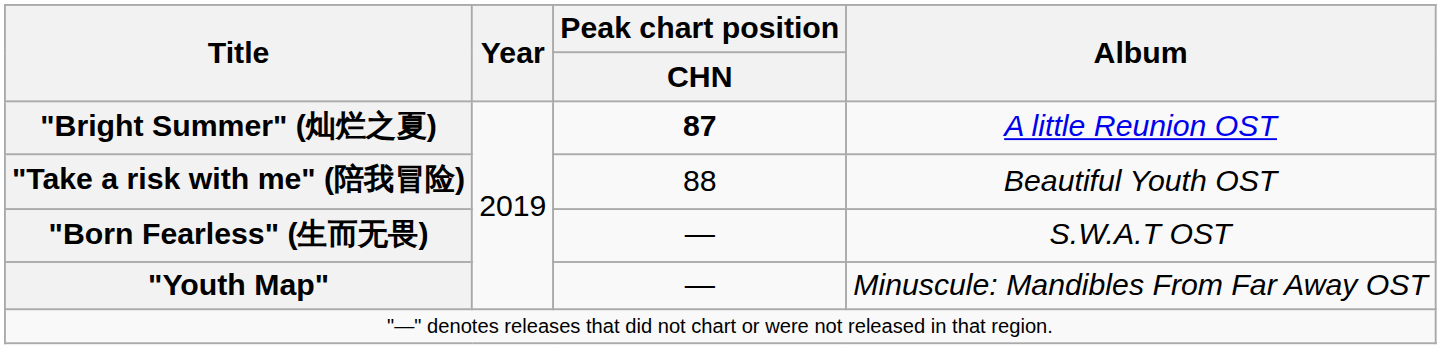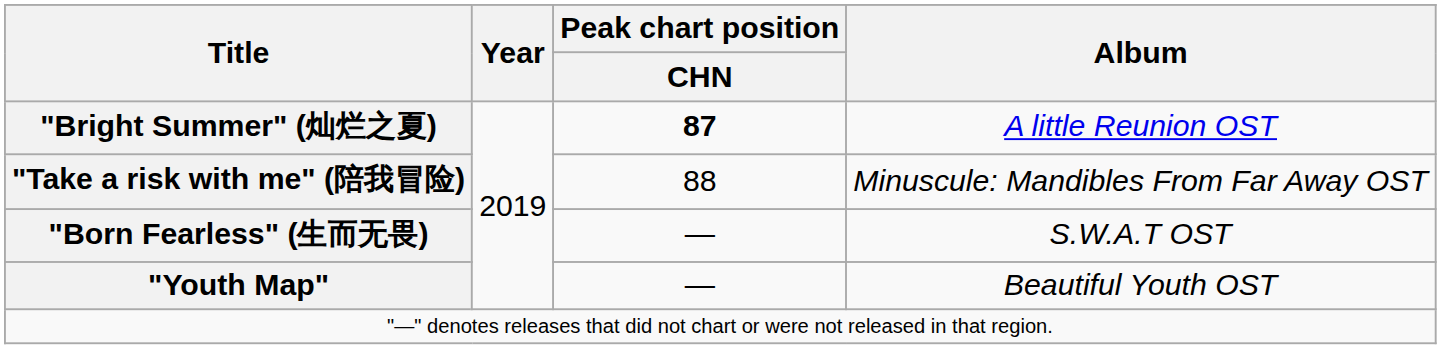(1141, 180) Beautiful Youth OST -> (1141, 180) Minuscule: Mandibles From Far Away OST
(1141, 285) Minuscule: Mandibles From Far Away OST -> (1141, 285) Beautiful Youth OST
